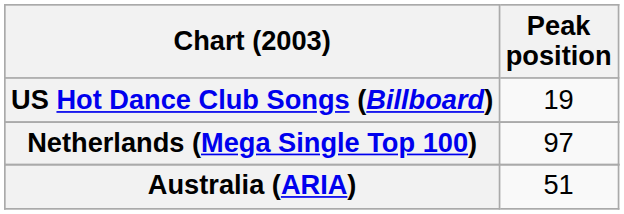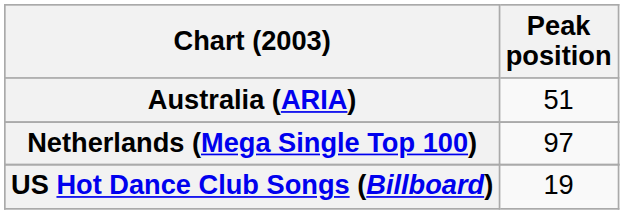rows swapped: (252, 186) <-> (252, 99)
